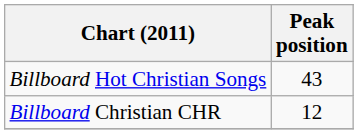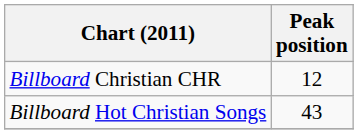rows swapped: (115, 111) <-> (138, 78)
